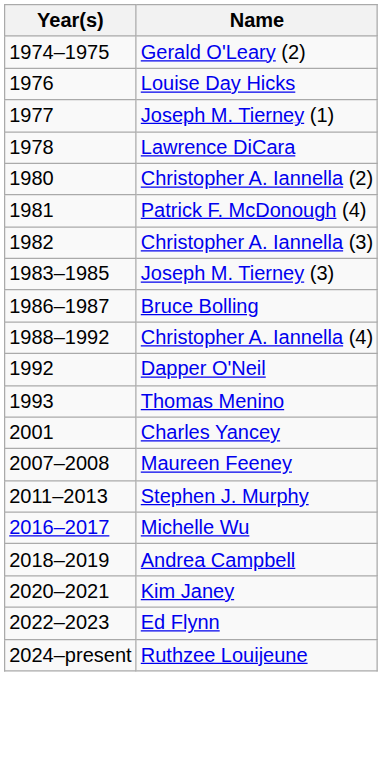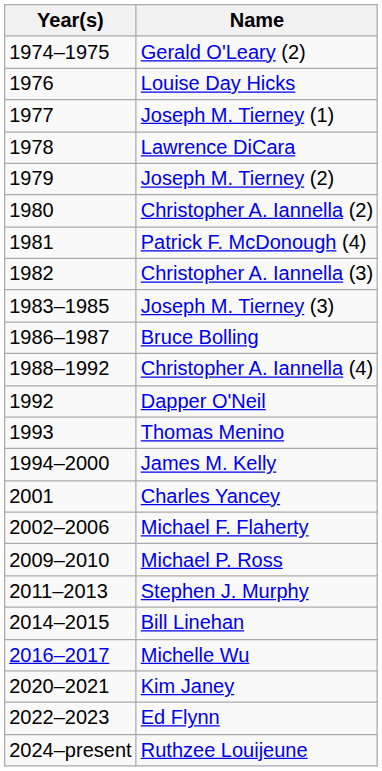+ row: (237, 178)
+ row: (209, 464)
+ row: (225, 527)
- row: (216, 464)
+ row: (212, 559)
+ row: (192, 623)
- row: (218, 559)
